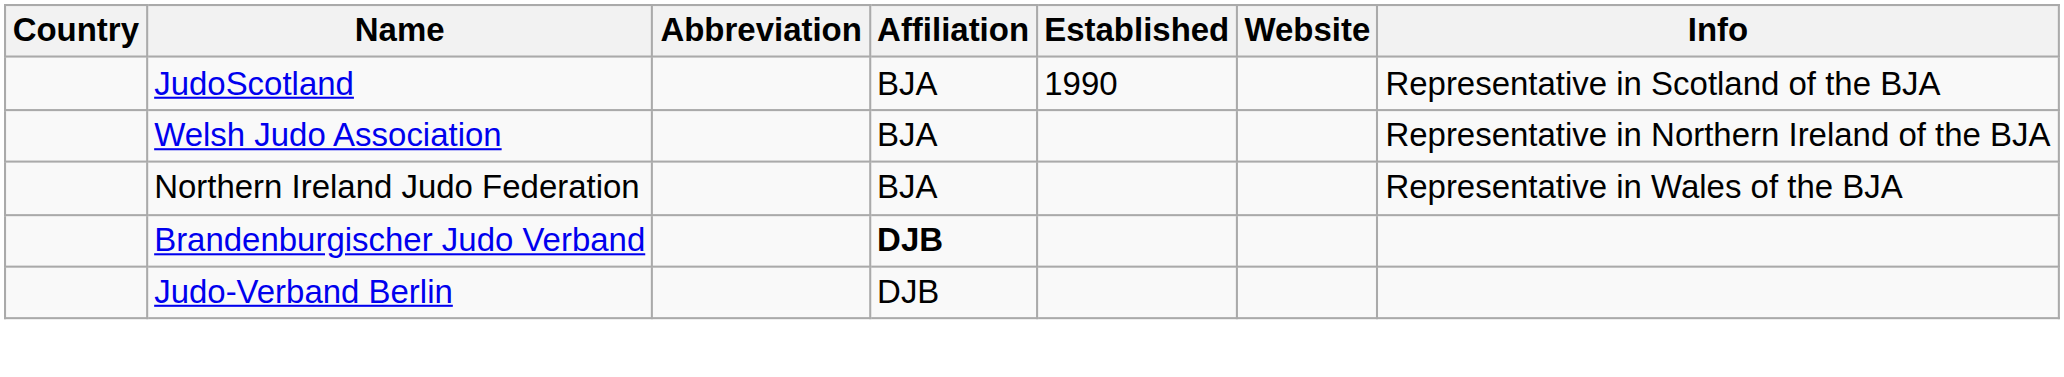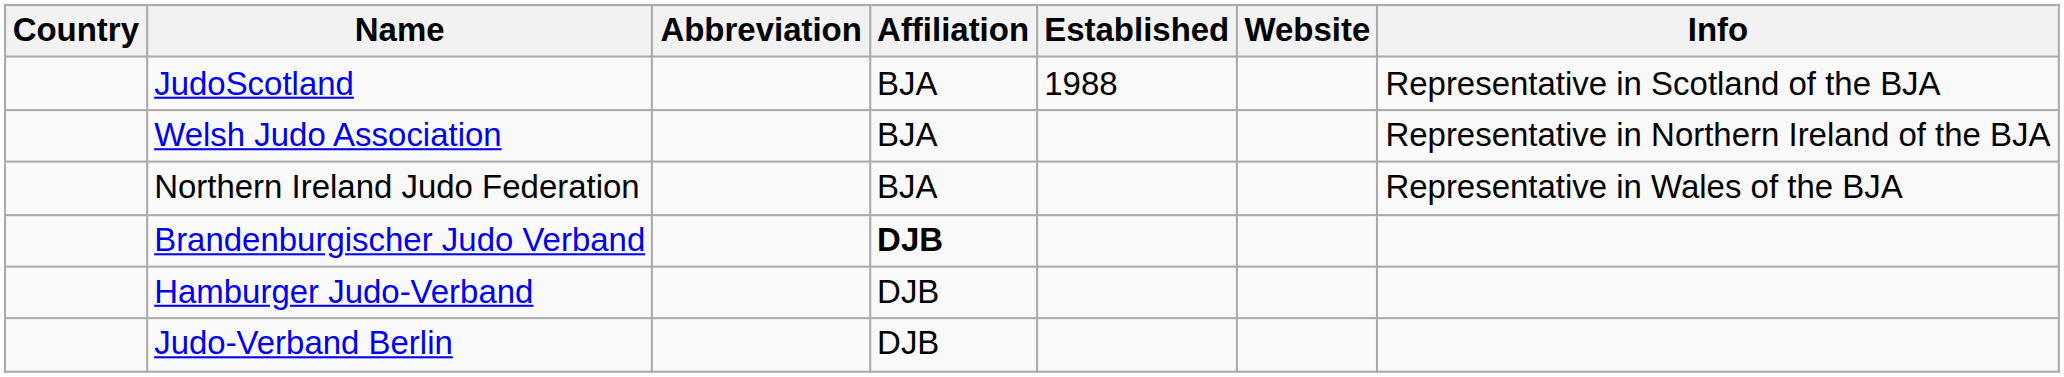(1081, 82) 1990 -> (1081, 82) 1988
+ row: (344, 291)
